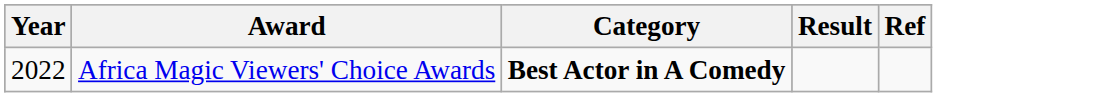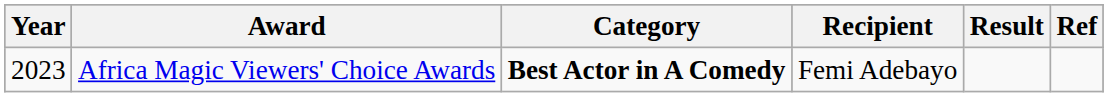+ column: (878, 26)
(38, 69) 2022 -> (38, 69) 2023
